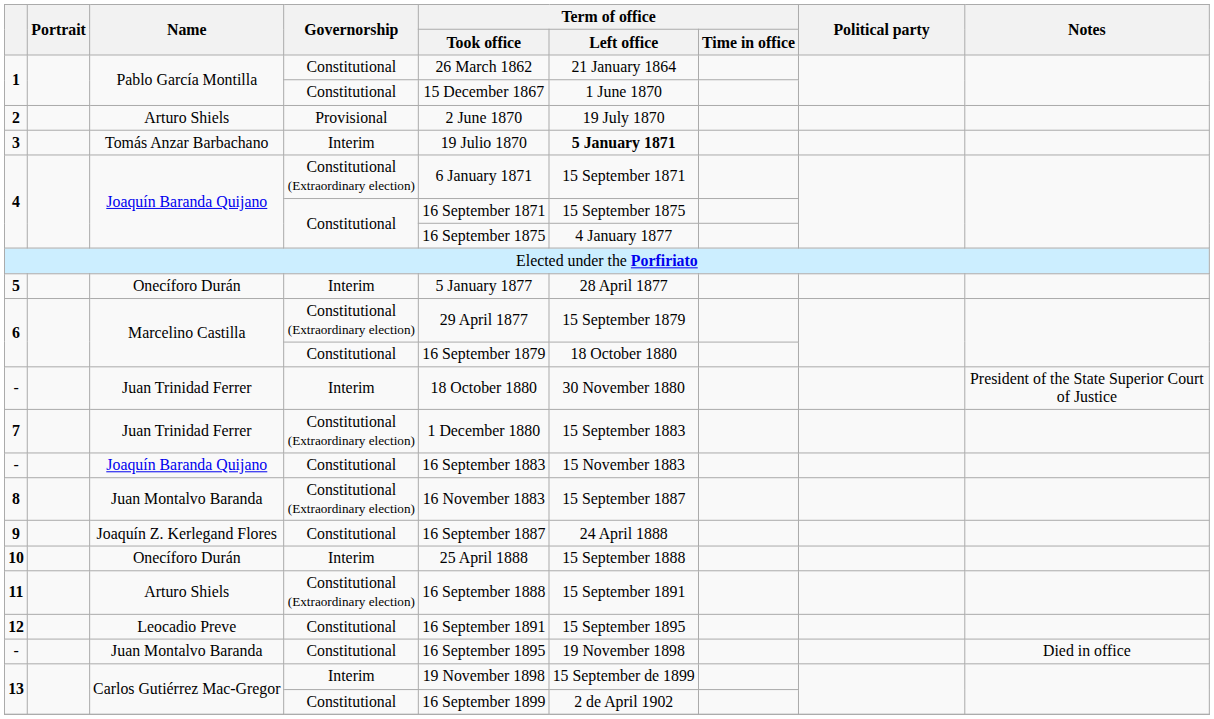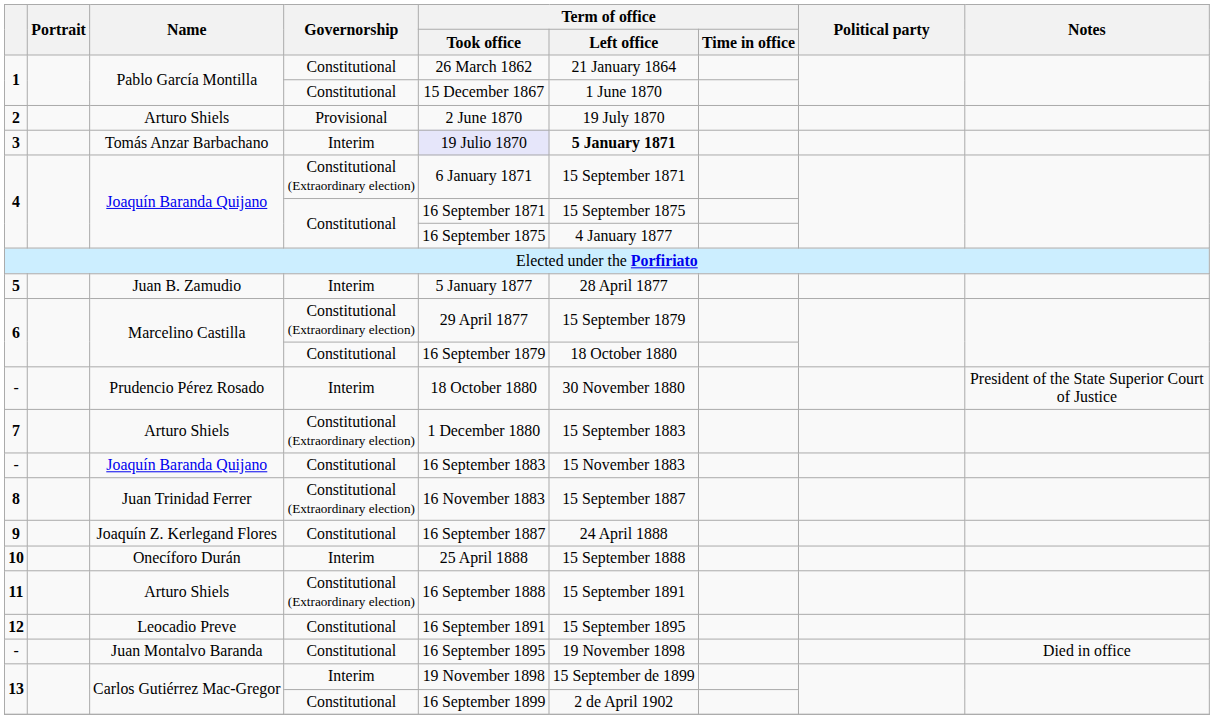(484, 142) no background -> (484, 142) lavender background
(187, 286) Onecíforo Durán -> (187, 286) Juan B. Zamudio
(187, 388) Juan Trinidad Ferrer -> (187, 388) Prudencio Pérez Rosado
(187, 431) Juan Trinidad Ferrer -> (187, 431) Arturo Shiels
(187, 499) Juan Montalvo Baranda -> (187, 499) Juan Trinidad Ferrer
